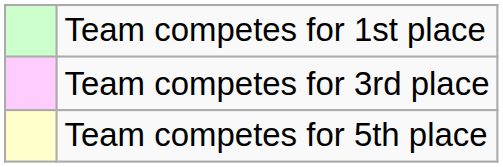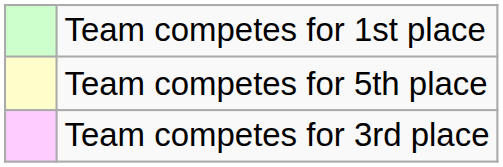rows swapped: (277, 82) <-> (276, 135)
